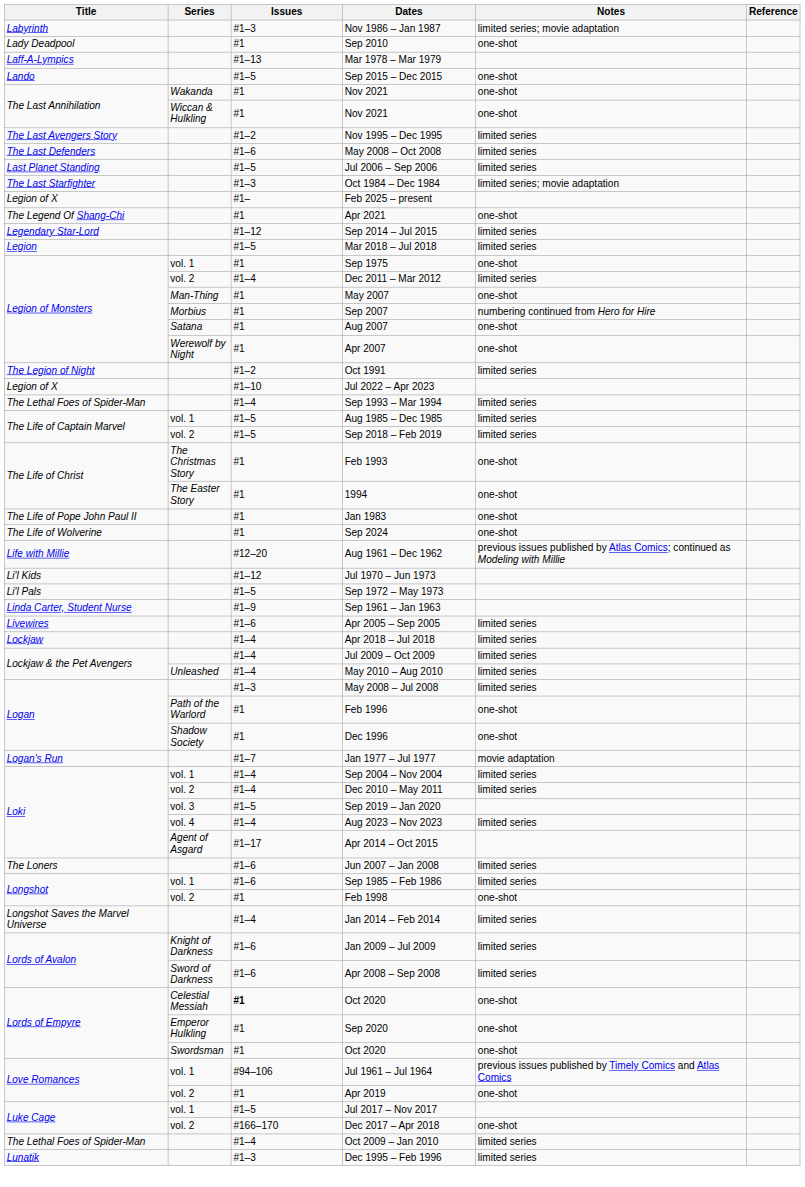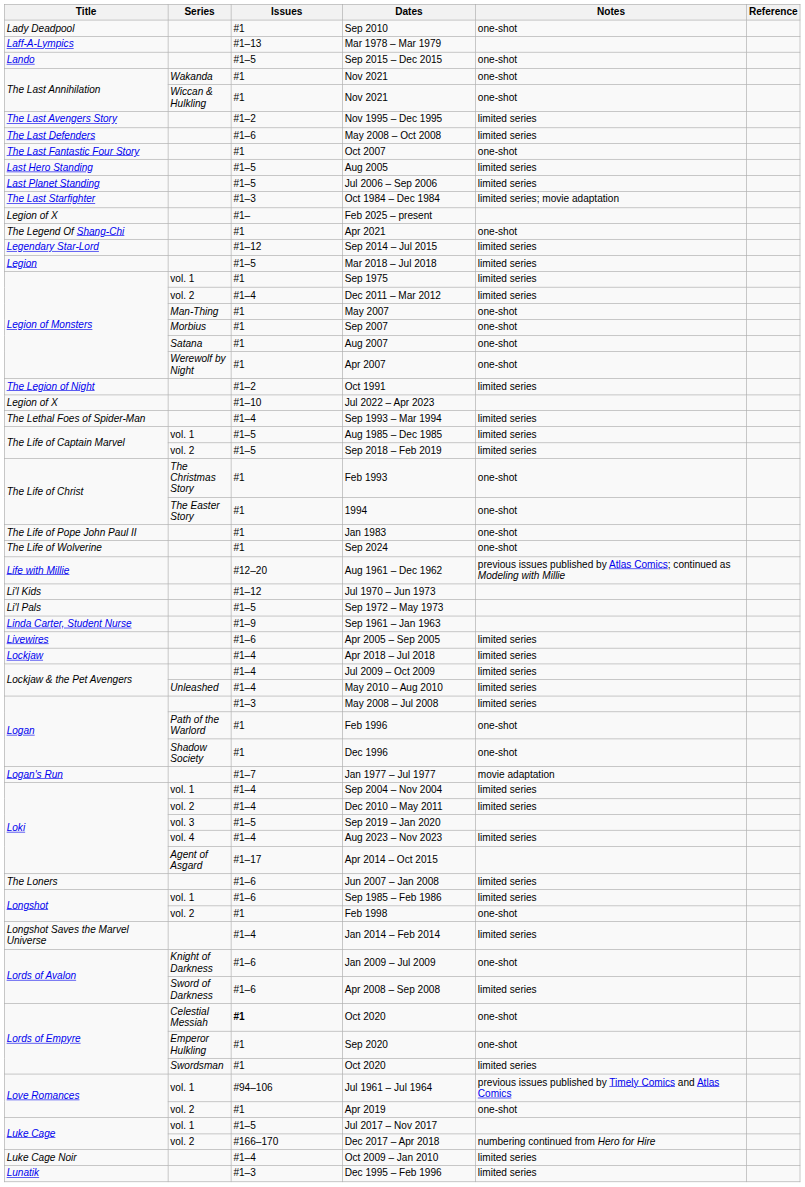- row: (200, 28)
+ row: (200, 152)
+ row: (200, 168)
(497, 263) one-shot -> (507, 279) limited series
(567, 311) numbering continued from Hero for Hire -> (497, 327) one-shot
(507, 946) limited series -> (497, 962) one-shot
(497, 1050) one-shot -> (507, 1066) limited series
(497, 1125) one-shot -> (567, 1141) numbering continued from Hero for Hire
(76, 1141) The Lethal Foes of Spider-Man -> (42, 1157) Luke Cage Noir
